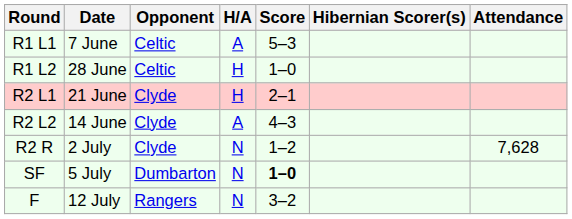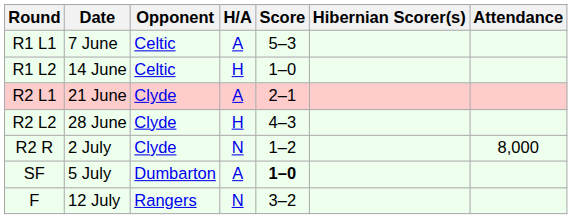(97, 69) 28 June -> (97, 69) 14 June
(238, 95) H -> (238, 95) A
(97, 122) 14 June -> (97, 122) 28 June
(238, 122) A -> (238, 122) H
(518, 148) 7,628 -> (518, 148) 8,000
(238, 174) N -> (238, 174) A
